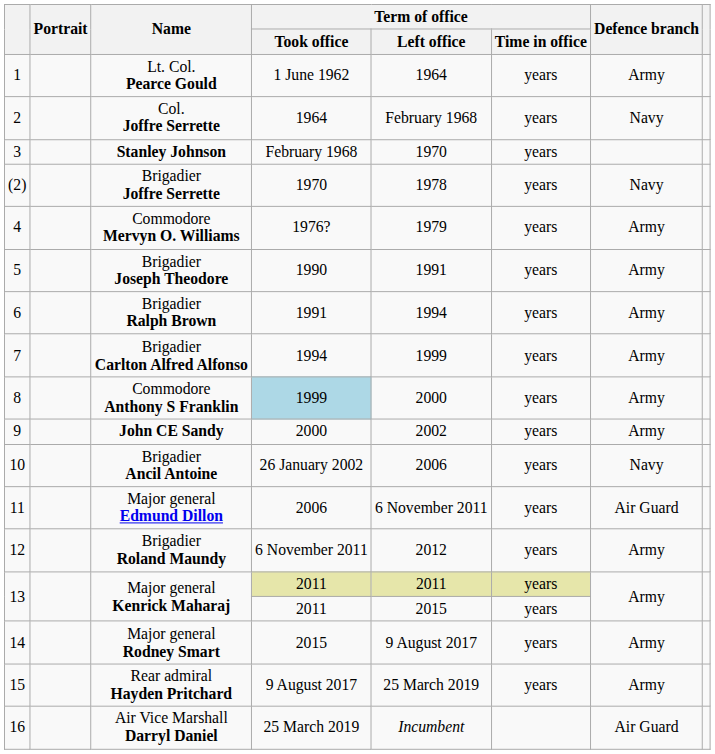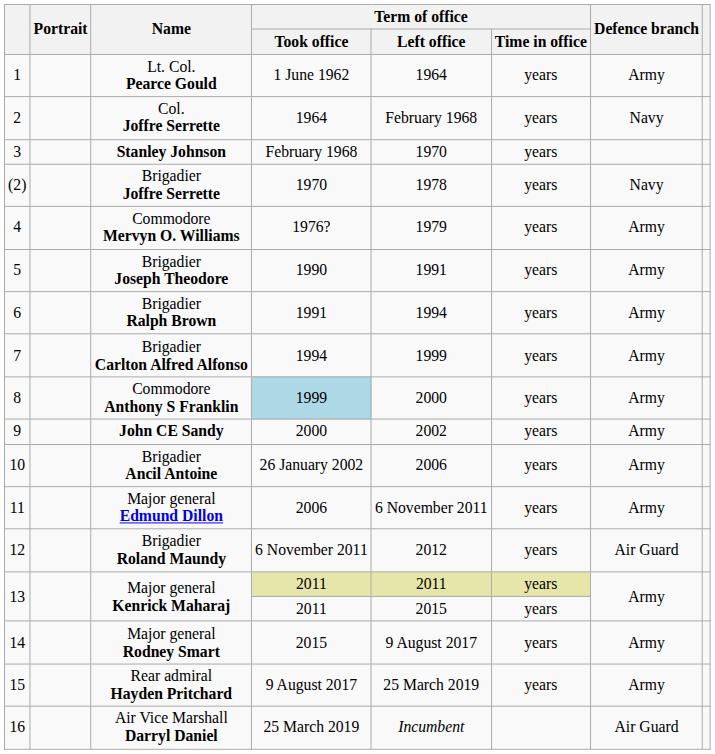(647, 465) Navy -> (647, 465) Army
(647, 507) Air Guard -> (647, 507) Army
(647, 550) Army -> (647, 550) Air Guard
